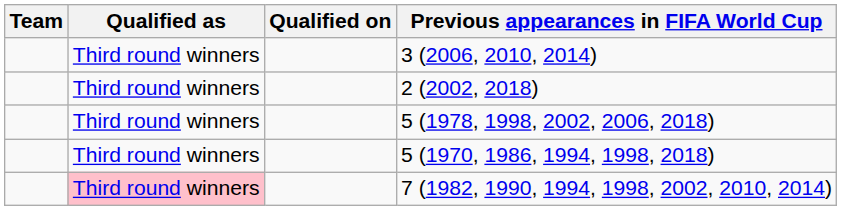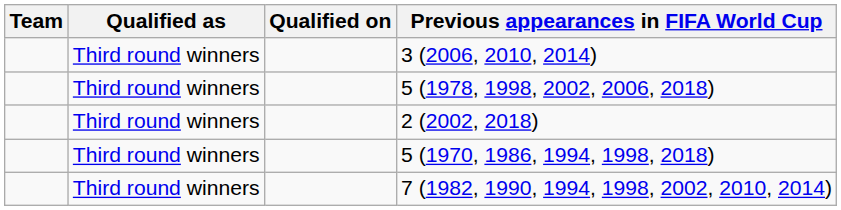rows swapped: (470, 88) <-> (558, 121)
(166, 188) pink background -> (166, 188) no background
